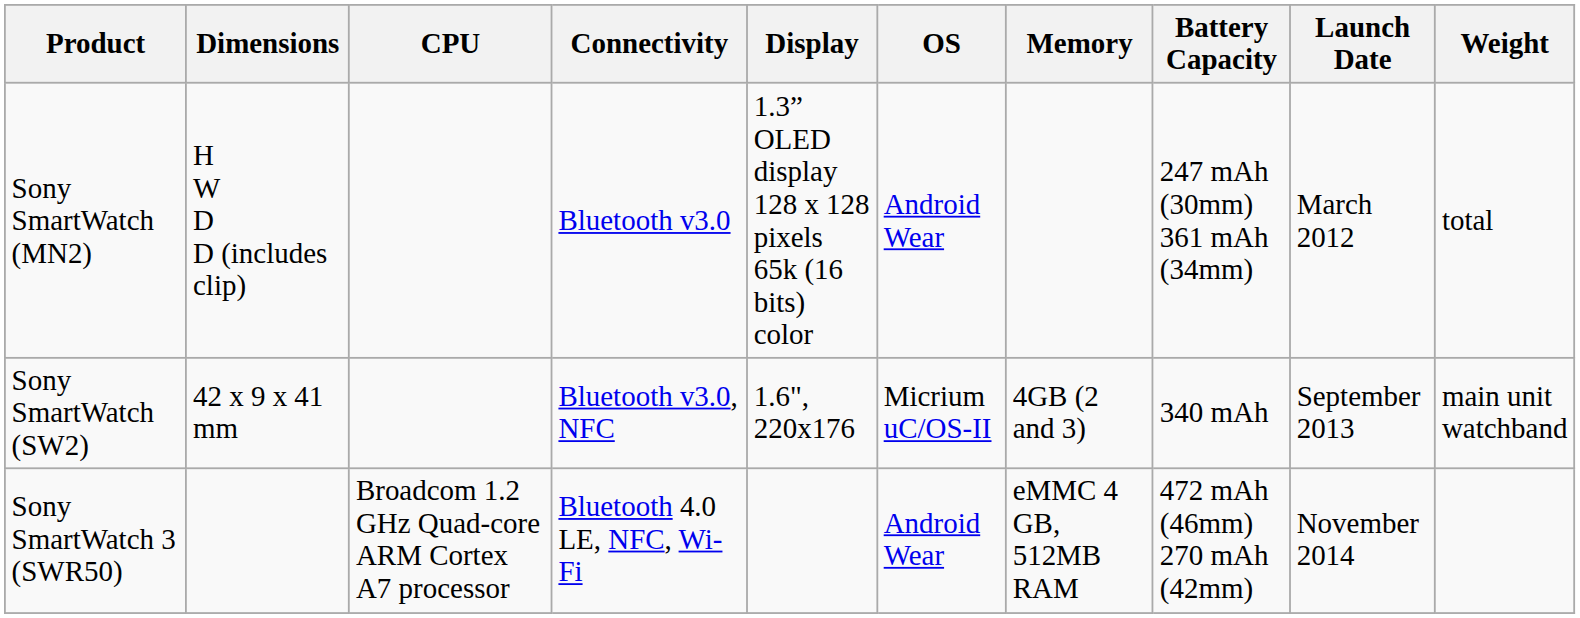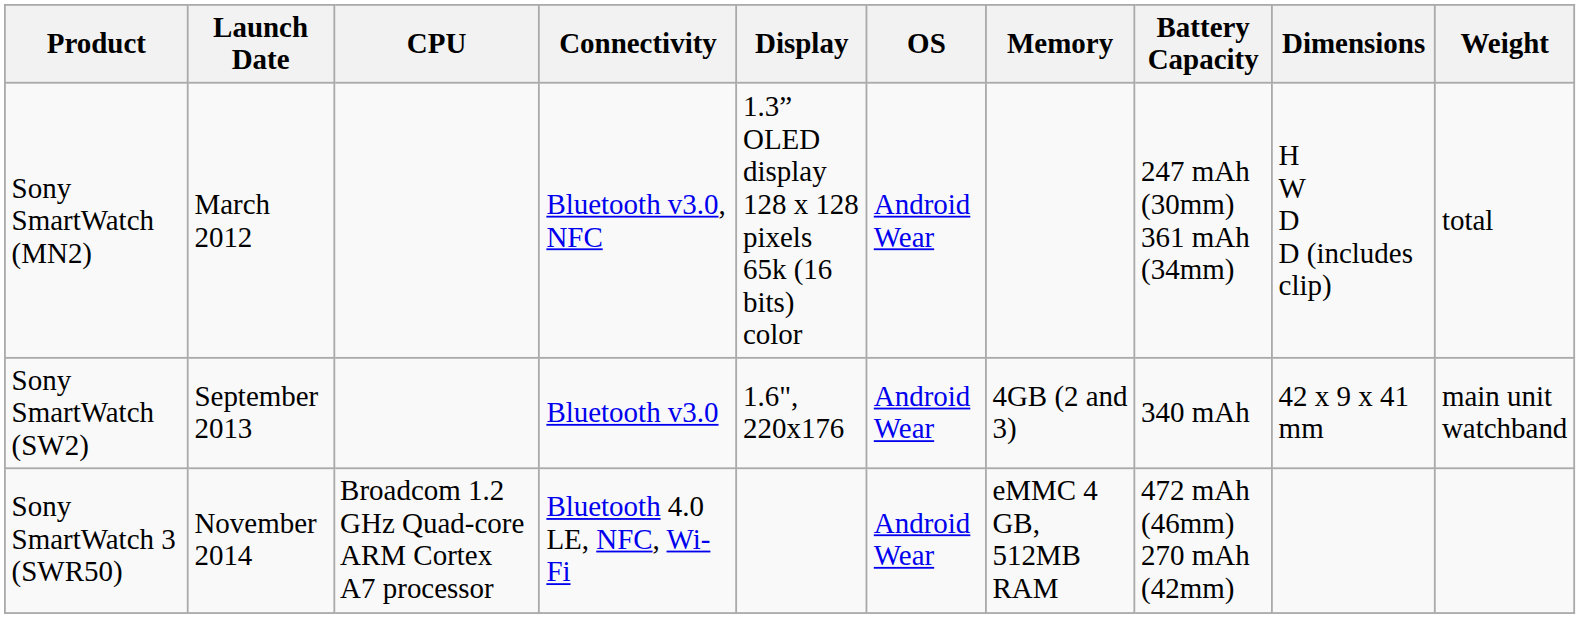columns swapped: (1363, 43) <-> (268, 43)
(644, 220) Bluetooth v3.0 -> (636, 220) Bluetooth v3.0, NFC
(648, 412) Bluetooth v3.0, NFC -> (632, 412) Bluetooth v3.0
(938, 412) Micrium uC/OS-II -> (922, 412) Android Wear
